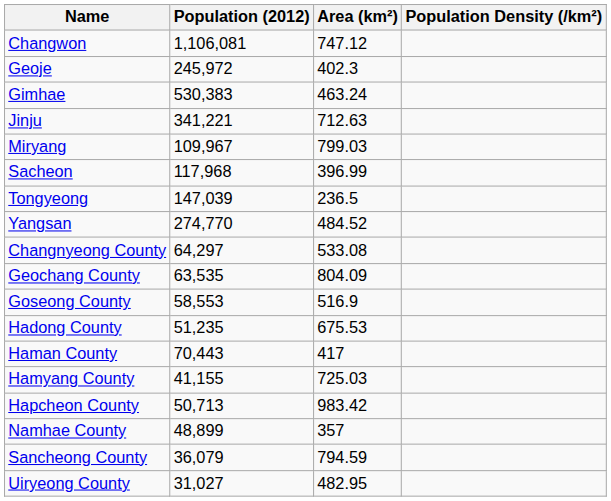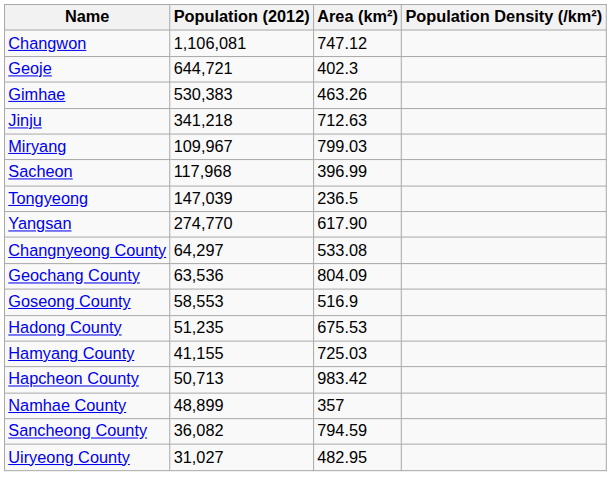(203, 69) 245,972 -> (203, 69) 644,721
(342, 95) 463.24 -> (342, 95) 463.26
(203, 120) 341,221 -> (203, 120) 341,218
(342, 224) 484.52 -> (342, 224) 617.90
(199, 276) 63,535 -> (199, 276) 63,536
- row: (63, 353)
(199, 457) 36,079 -> (199, 431) 36,082
